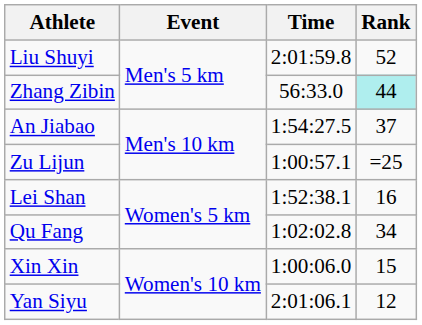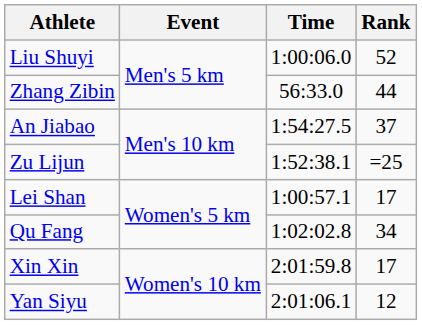(311, 57) 2:01:59.8 -> (311, 57) 1:00:06.0
(386, 92) paleturquoise background -> (386, 92) no background
(311, 161) 1:00:57.1 -> (311, 161) 1:52:38.1
(311, 196) 1:52:38.1 -> (311, 196) 1:00:57.1
(386, 196) 16 -> (386, 196) 17
(311, 266) 1:00:06.0 -> (311, 266) 2:01:59.8
(386, 266) 15 -> (386, 266) 17
